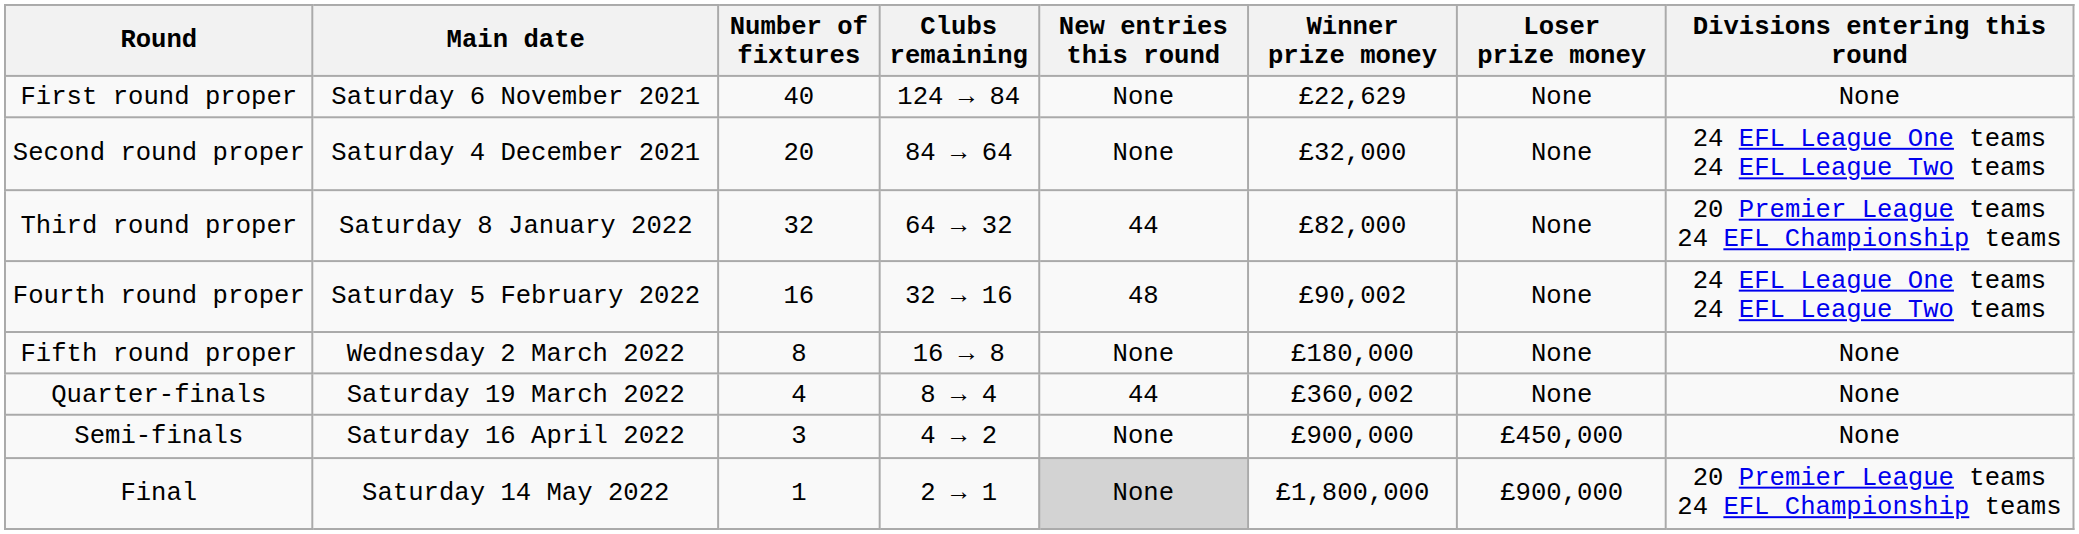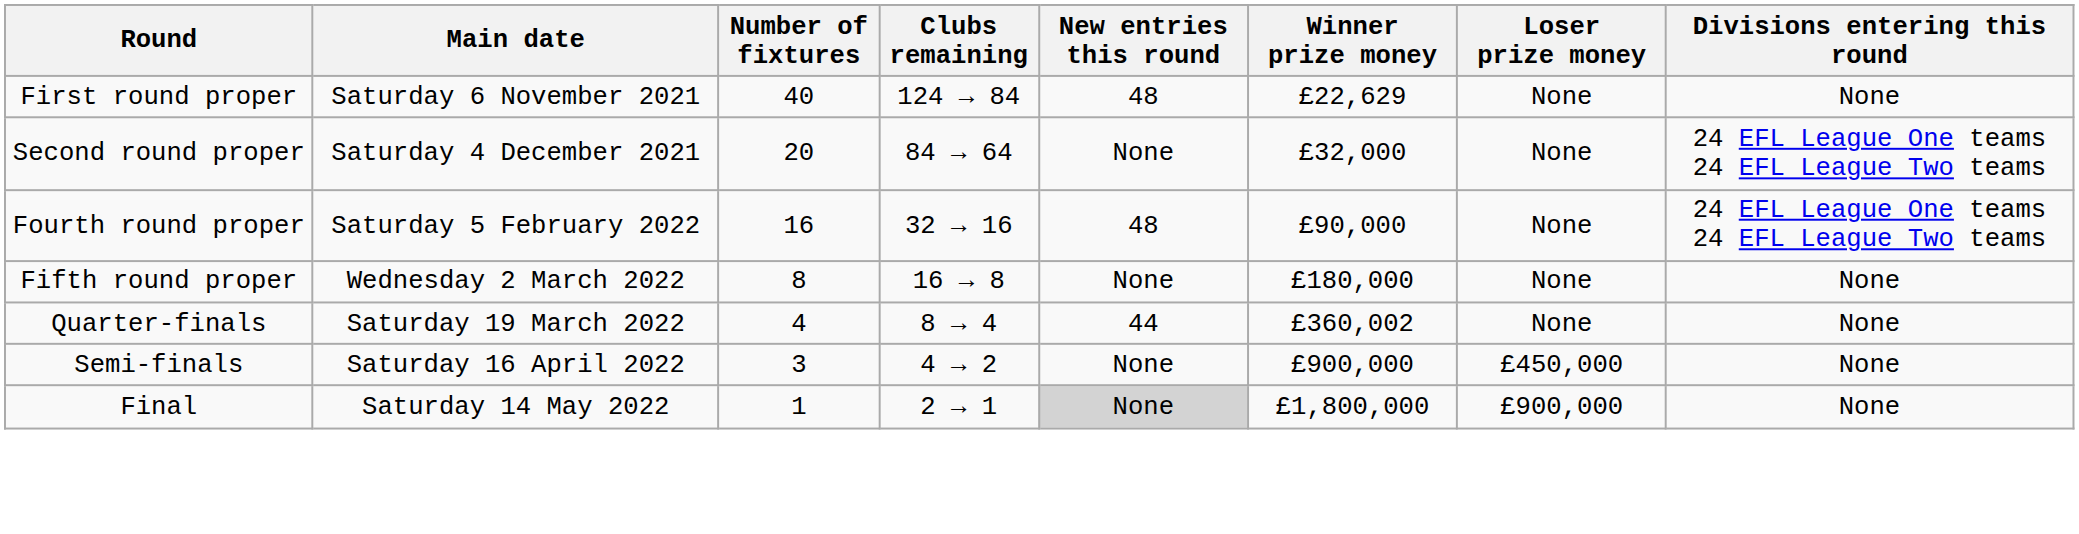(1143, 97) None -> (1143, 97) 48
- row: (159, 225)
(1353, 296) £90,002 -> (1353, 225) £90,000
(1869, 493) 20 Premier League teams 24 EFL Championship teams -> (1869, 407) None
